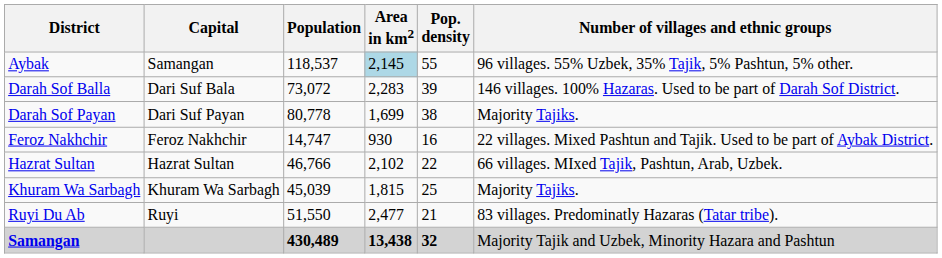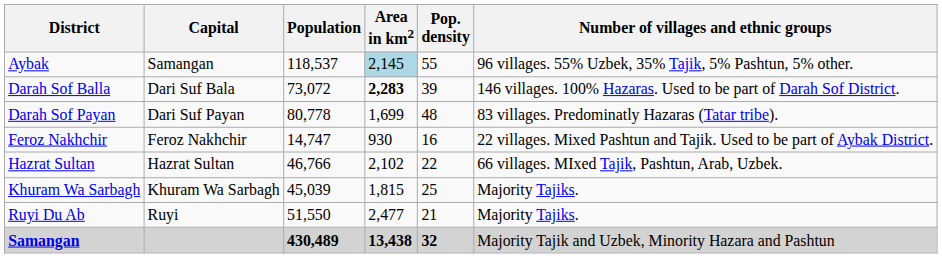(386, 89) normal -> (386, 89) bold
(429, 114) 38 -> (429, 114) 48
(528, 114) Majority Tajiks. -> (628, 114) 83 villages. Predominatly Hazaras (Tatar tribe).
(628, 215) 83 villages. Predominatly Hazaras (Tatar tribe). -> (528, 215) Majority Tajiks.
